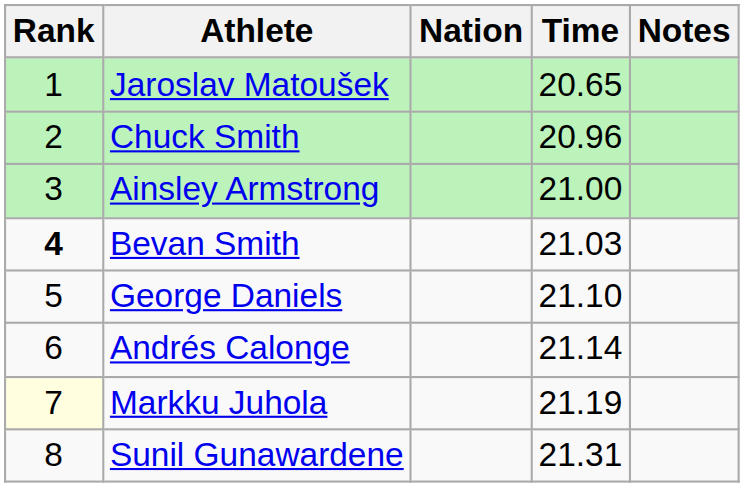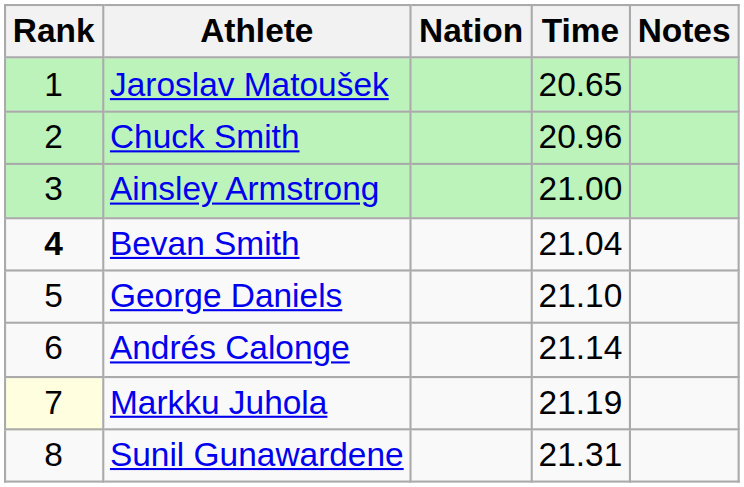(580, 243) 21.03 -> (580, 243) 21.04
